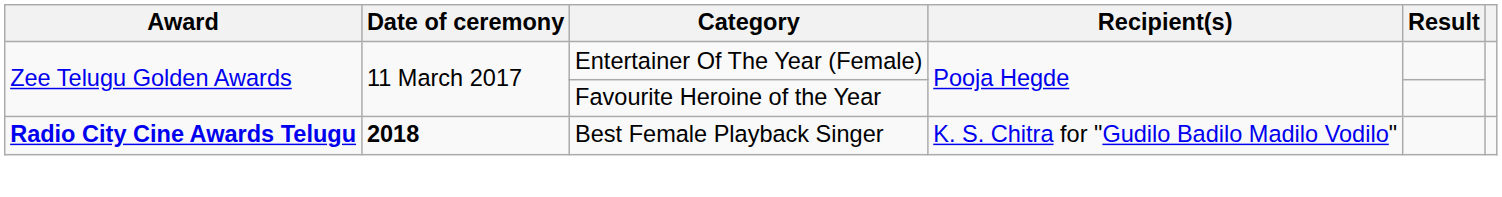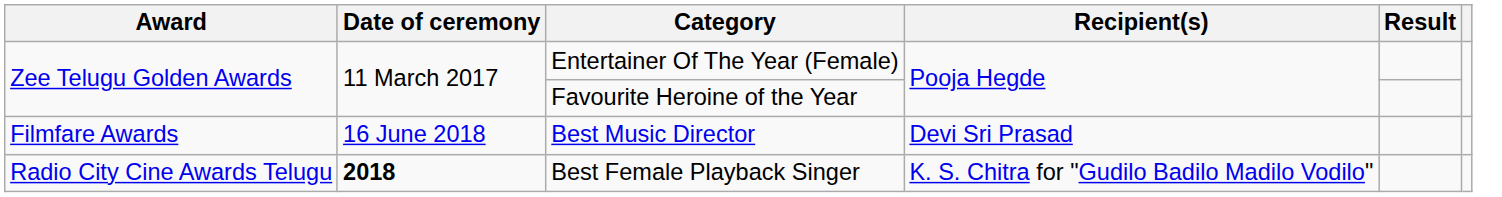+ row: (653, 135)
(183, 135) bold -> (171, 172) normal
